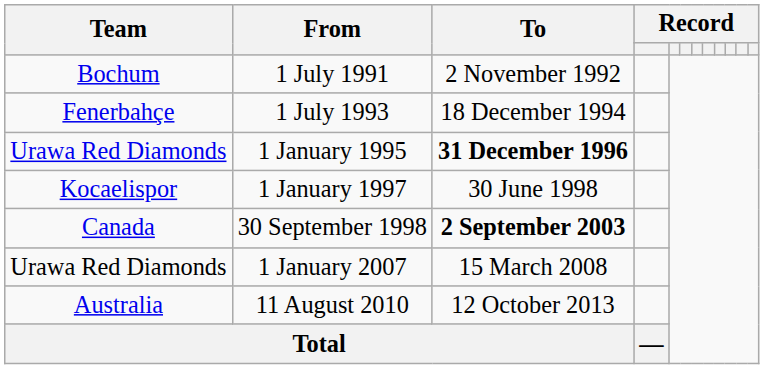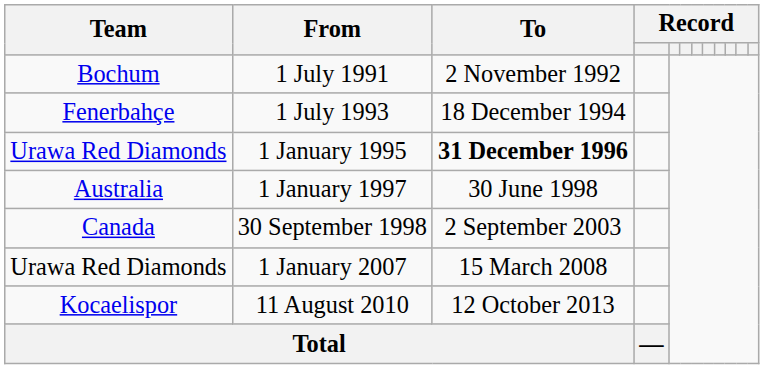(118, 189) Kocaelispor -> (118, 189) Australia
(533, 227) bold -> (533, 227) normal
(118, 304) Australia -> (118, 304) Kocaelispor
